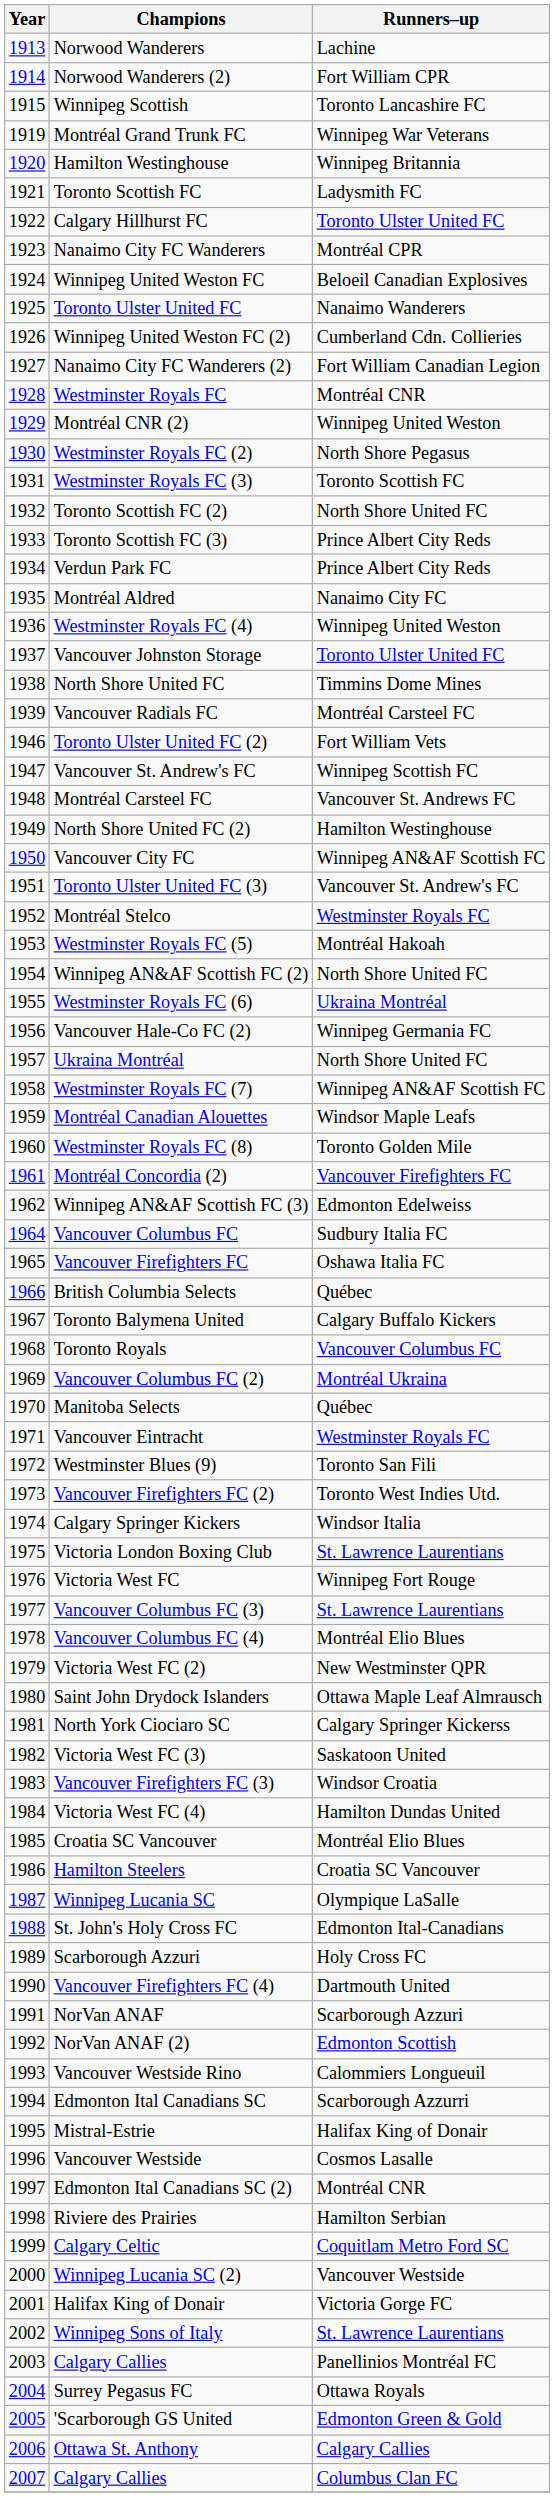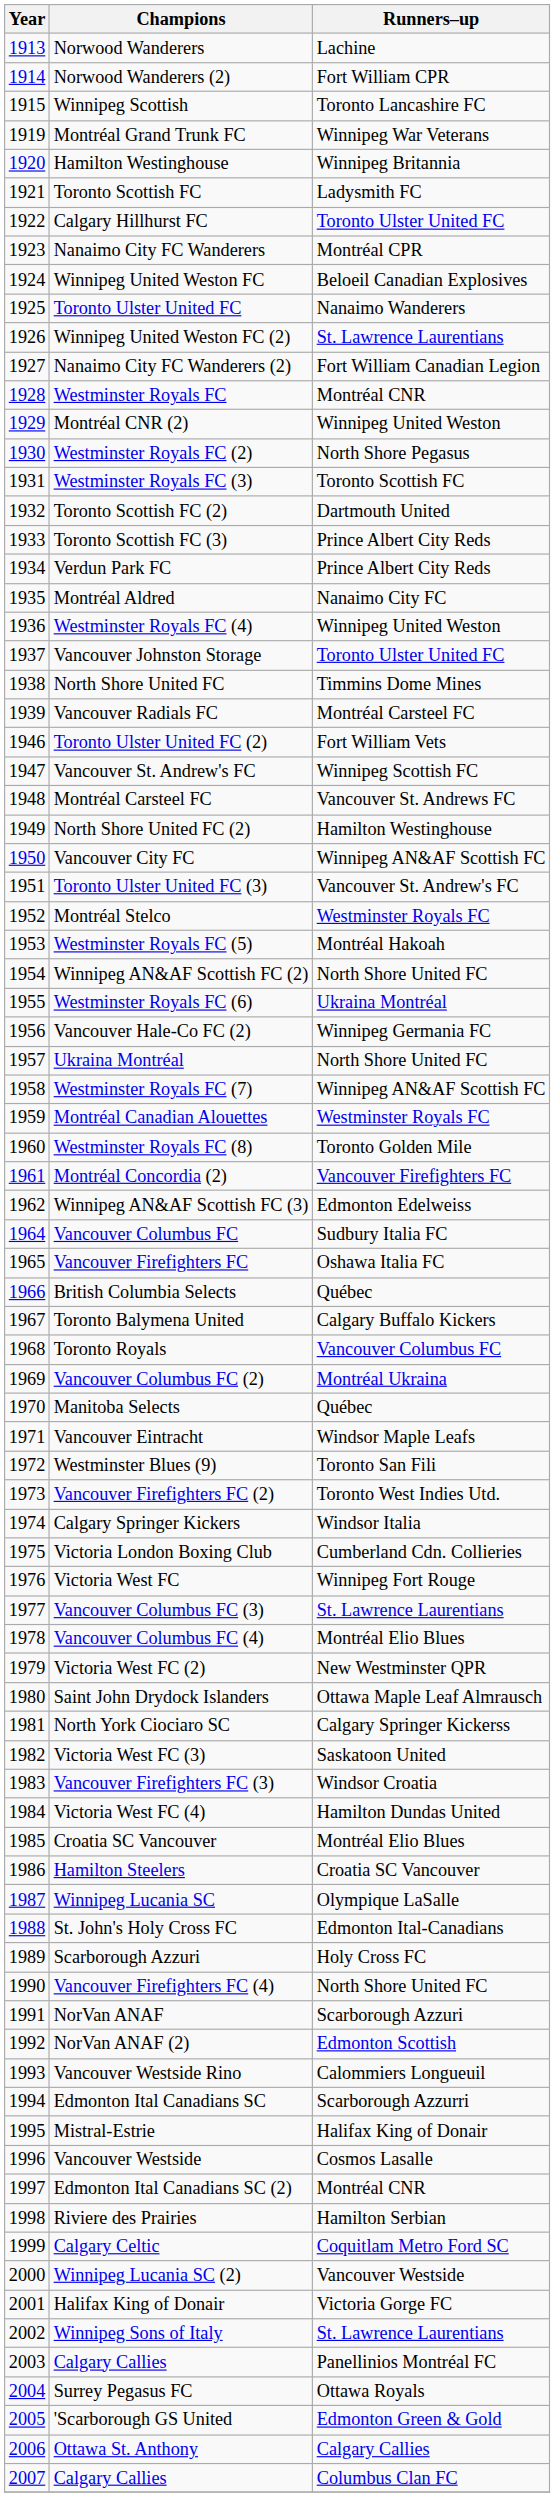(419, 337) Cumberland Cdn. Collieries -> (410, 337) St. Lawrence Laurentians
(402, 510) North Shore United FC -> (383, 510) Dartmouth United
(396, 1118) Windsor Maple Leafs -> (403, 1118) Westminster Royals FC
(403, 1436) Westminster Royals FC -> (396, 1436) Windsor Maple Leafs
(410, 1552) St. Lawrence Laurentians -> (419, 1552) Cumberland Cdn. Collieries
(383, 1986) Dartmouth United -> (402, 1986) North Shore United FC
